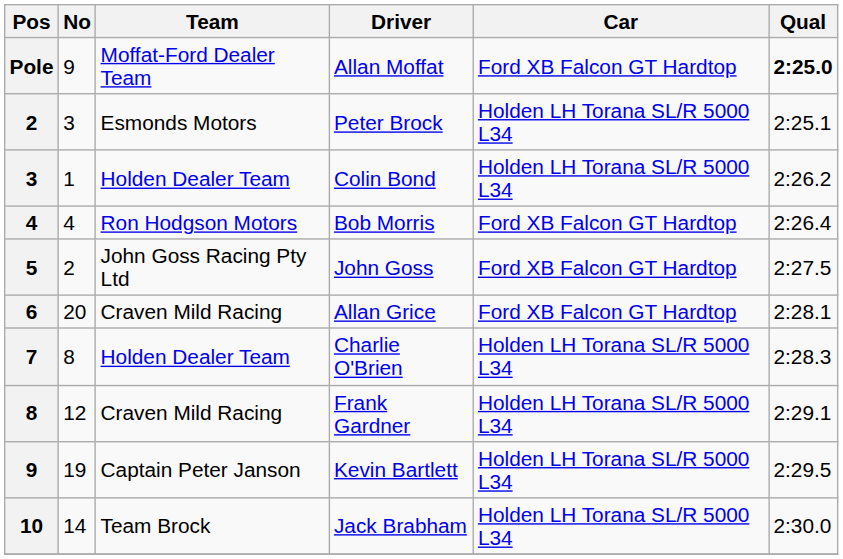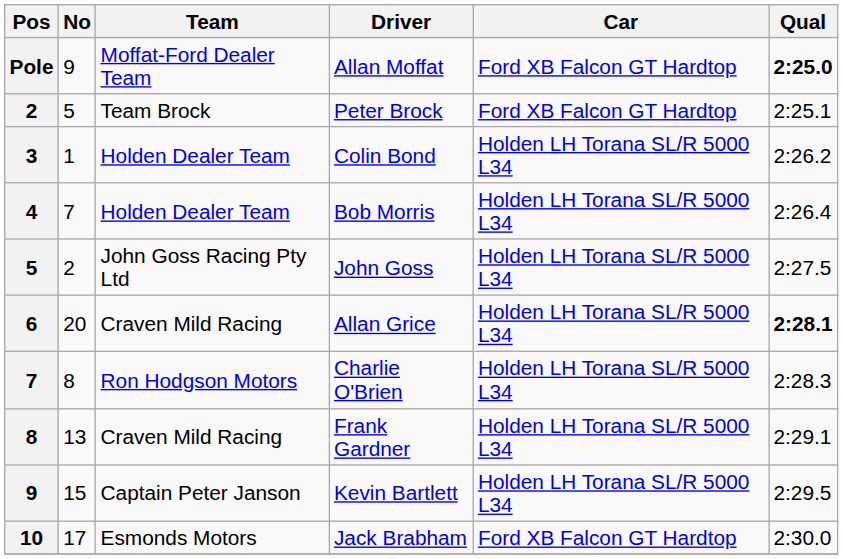(69, 122) 3 -> (69, 111) 5
(179, 122) Esmonds Motors -> (155, 111) Team Brock
(614, 122) Holden LH Torana SL/R 5000 L34 -> (607, 111) Ford XB Falcon GT Hardtop
(69, 223) 4 -> (69, 211) 7
(199, 223) Ron Hodgson Motors -> (195, 211) Holden Dealer Team
(607, 223) Ford XB Falcon GT Hardtop -> (614, 211) Holden LH Torana SL/R 5000 L34
(607, 268) Ford XB Falcon GT Hardtop -> (614, 268) Holden LH Torana SL/R 5000 L34
(607, 312) Ford XB Falcon GT Hardtop -> (614, 324) Holden LH Torana SL/R 5000 L34
(802, 312) normal -> (803, 324) bold
(195, 357) Holden Dealer Team -> (199, 380) Ron Hodgson Motors
(75, 413) 12 -> (75, 436) 13
(75, 469) 19 -> (75, 493) 15
(75, 526) 14 -> (75, 537) 17
(155, 526) Team Brock -> (179, 537) Esmonds Motors
(614, 526) Holden LH Torana SL/R 5000 L34 -> (607, 537) Ford XB Falcon GT Hardtop
